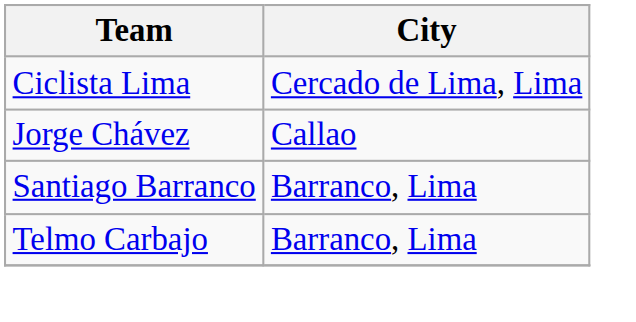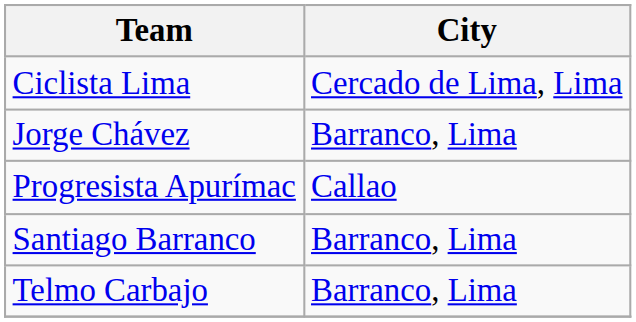(314, 134) Callao -> (414, 134) Barranco, Lima
+ row: (154, 186)
